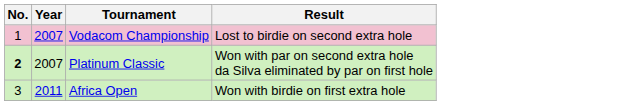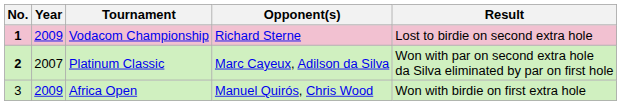+ column: (302, 15)
(18, 35) normal -> (18, 35) bold
(49, 35) 2007 -> (49, 35) 2009
(49, 91) 2011 -> (49, 91) 2009
